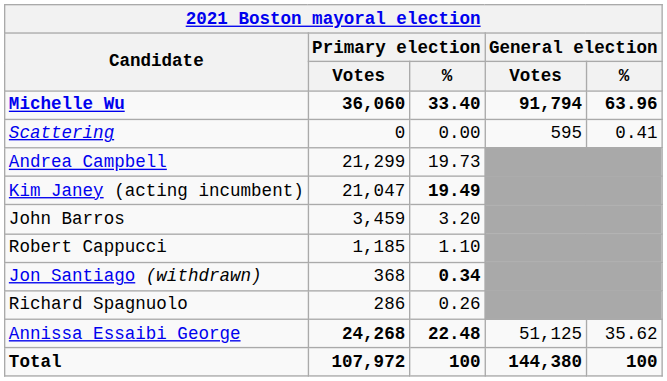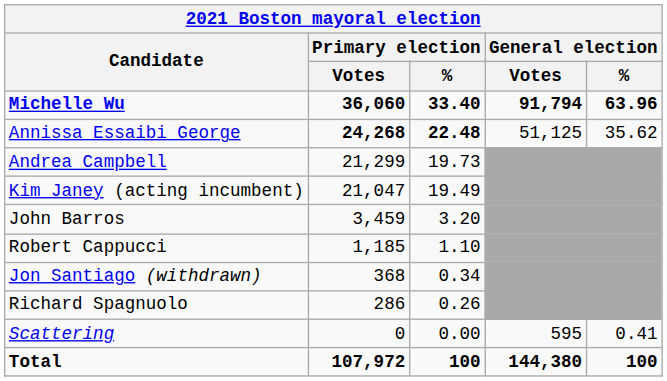rows swapped: (125, 334) <-> (62, 133)
(454, 191) bold -> (454, 191) normal
(460, 276) bold -> (460, 276) normal
